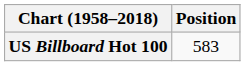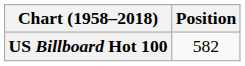(206, 46) 583 -> (206, 46) 582
